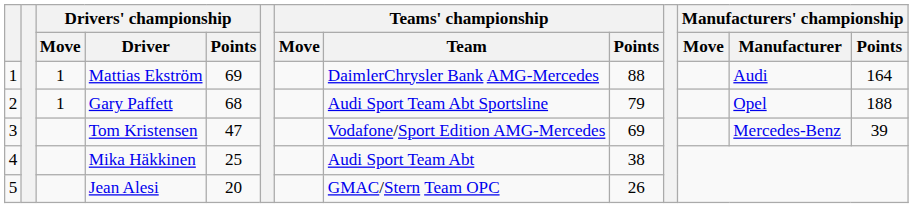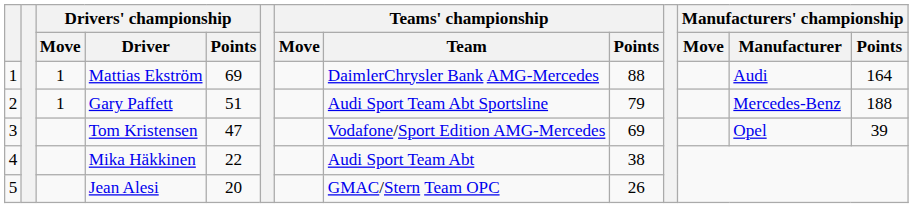(233, 103) 68 -> (233, 103) 51
(750, 103) Opel -> (787, 103) Mercedes-Benz
(787, 131) Mercedes-Benz -> (750, 131) Opel
(233, 159) 25 -> (233, 159) 22
